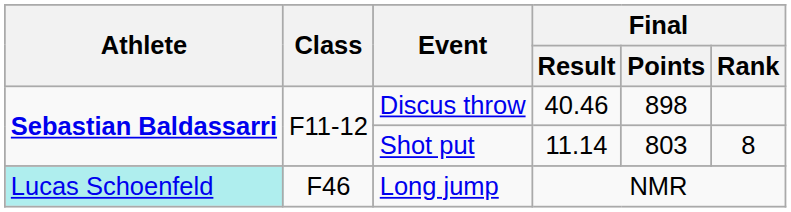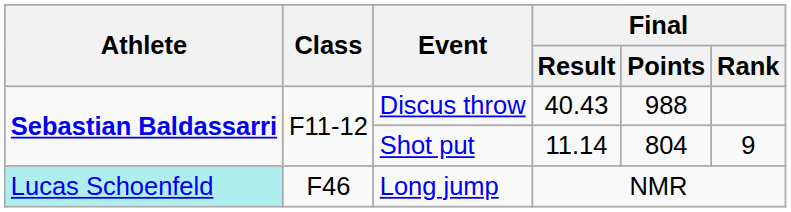(576, 106) 40.46 -> (576, 106) 40.43
(666, 106) 898 -> (666, 106) 988
(666, 146) 803 -> (666, 146) 804
(748, 146) 8 -> (748, 146) 9
